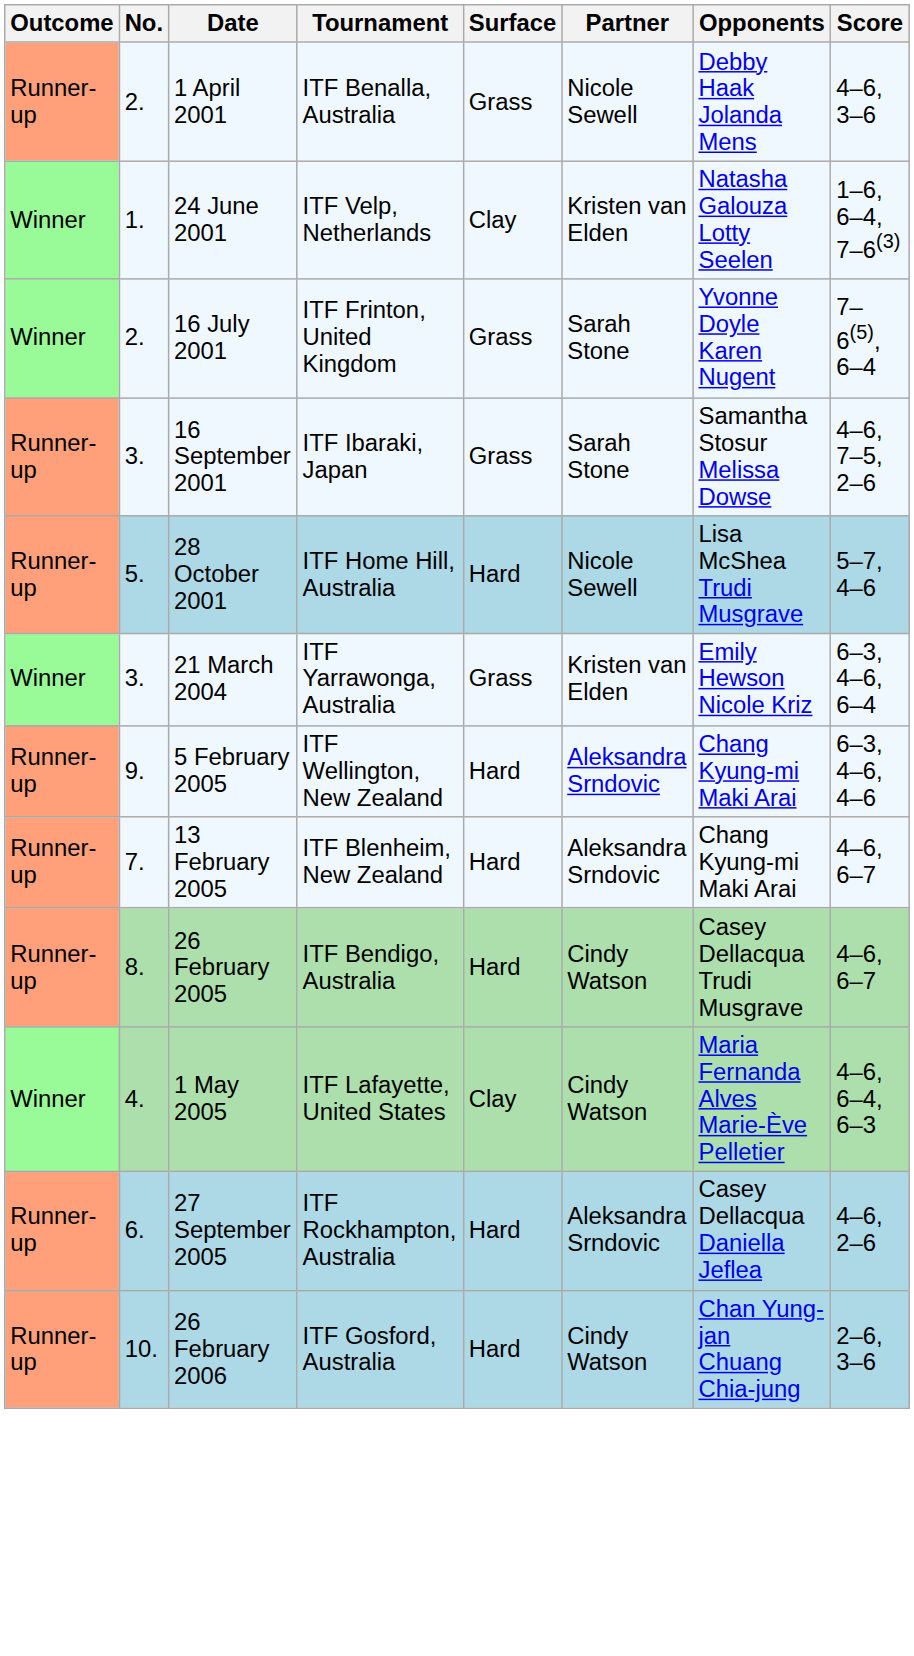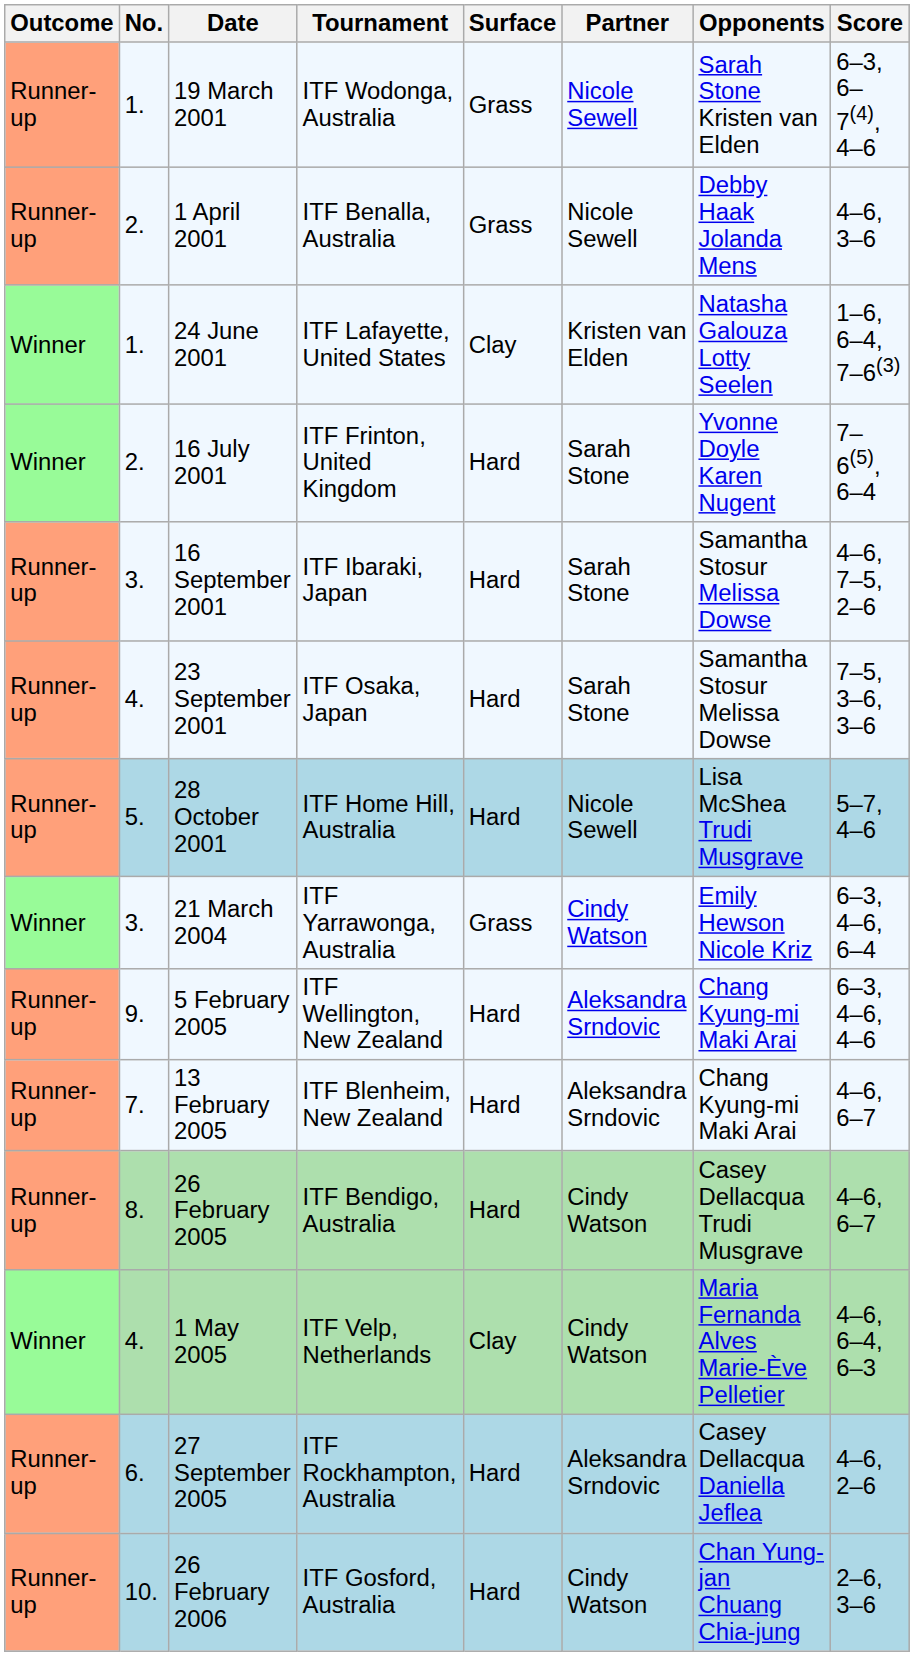+ row: (224, 104)
(367, 219) ITF Velp, Netherlands -> (376, 344) ITF Lafayette, United States
(501, 337) Grass -> (495, 462) Hard
(501, 456) Grass -> (495, 580) Hard
+ row: (232, 699)
(627, 679) Kristen van Elden -> (607, 922) Cindy Watson
(376, 1098) ITF Lafayette, United States -> (367, 1341) ITF Velp, Netherlands
